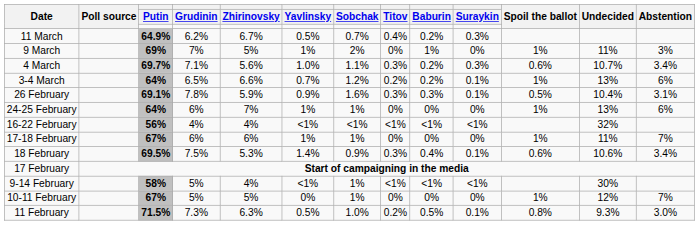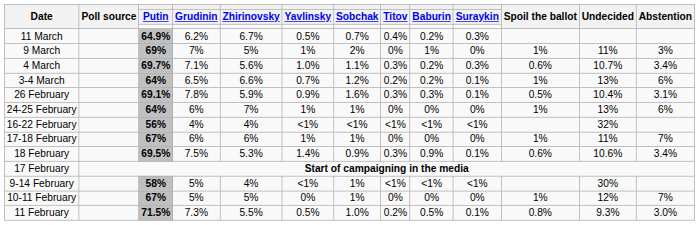(432, 154) 0.4% -> (432, 154) 0.9%
(251, 213) 6.3% -> (251, 213) 5.5%
